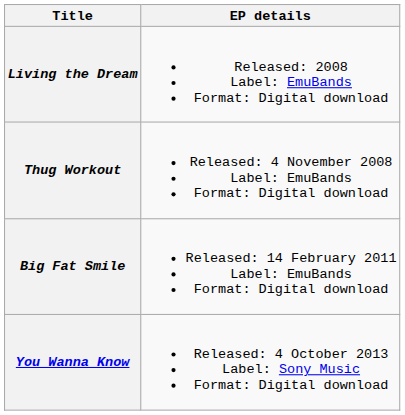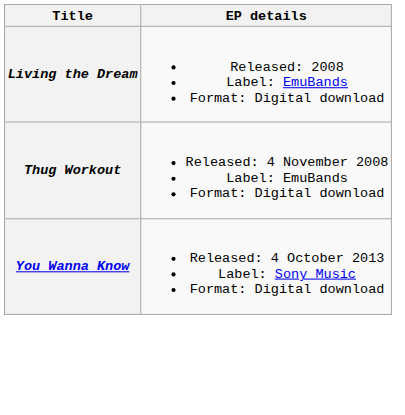- row: (73, 266)
